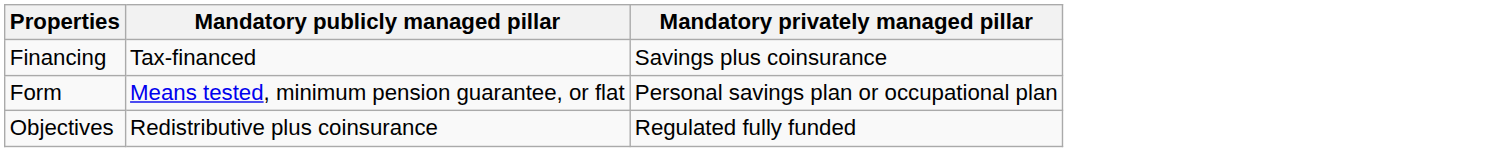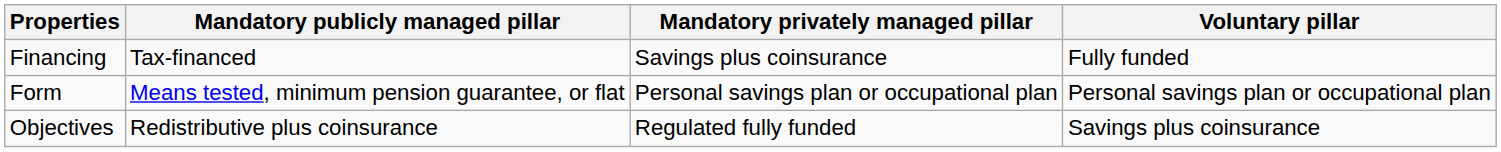+ column: (1279, 22)
